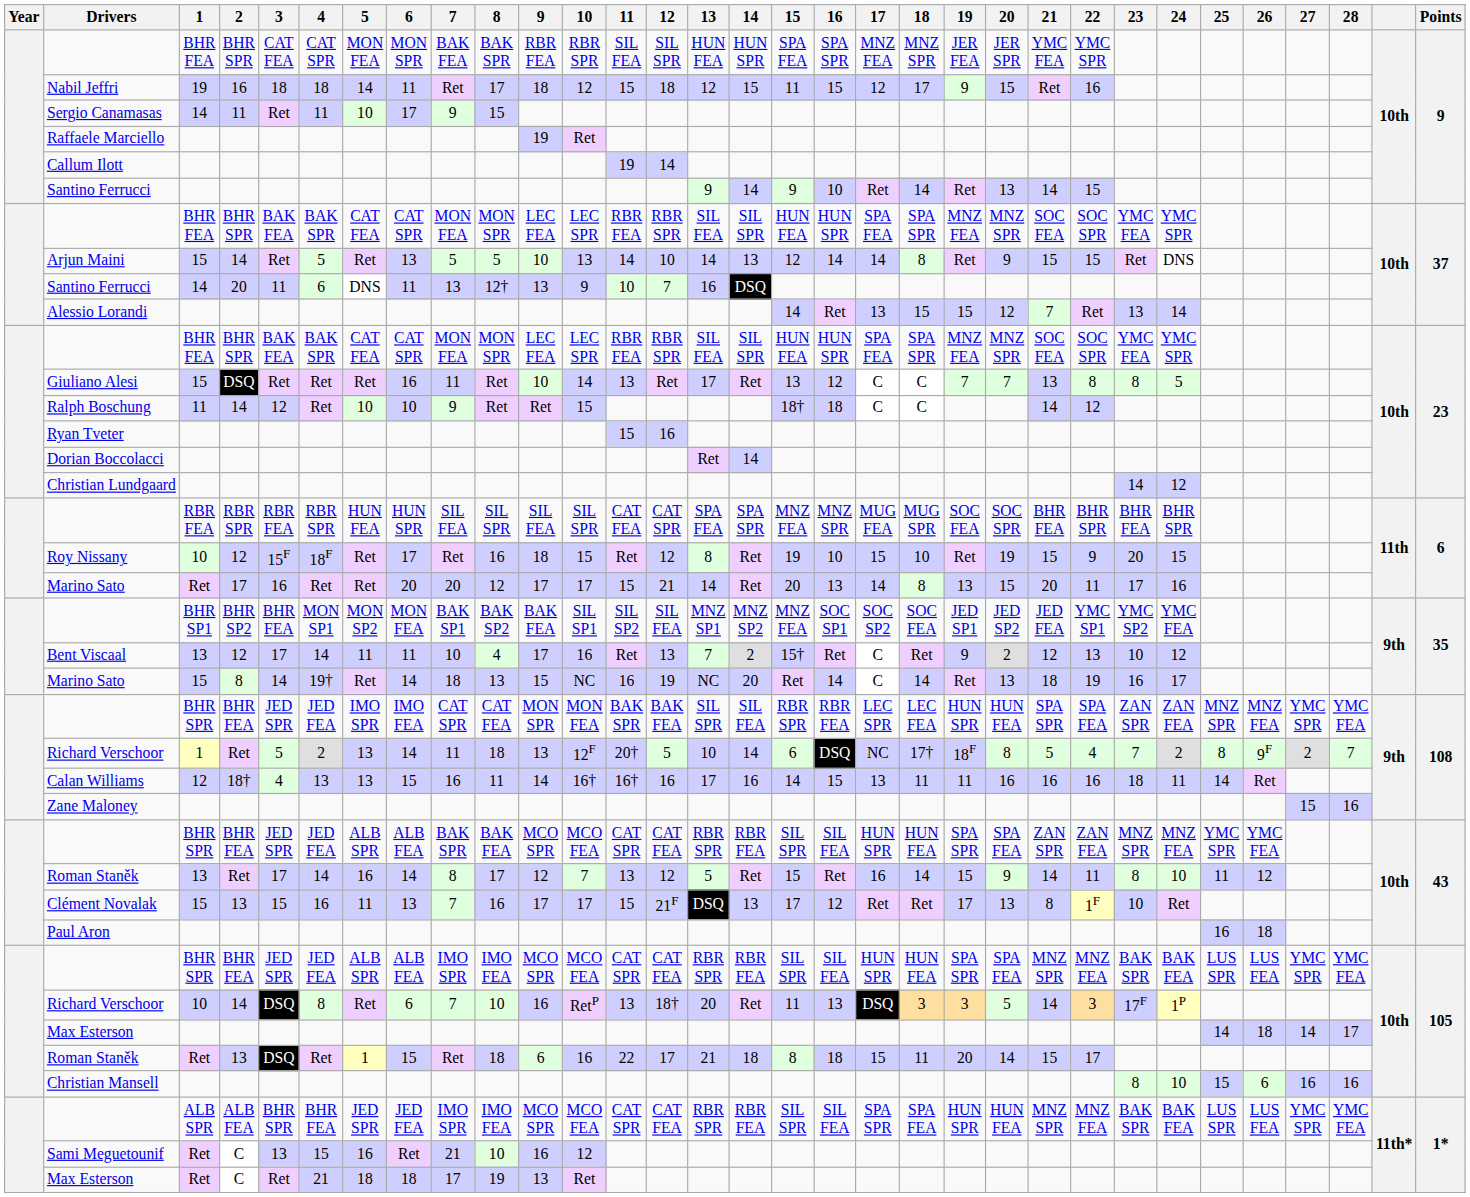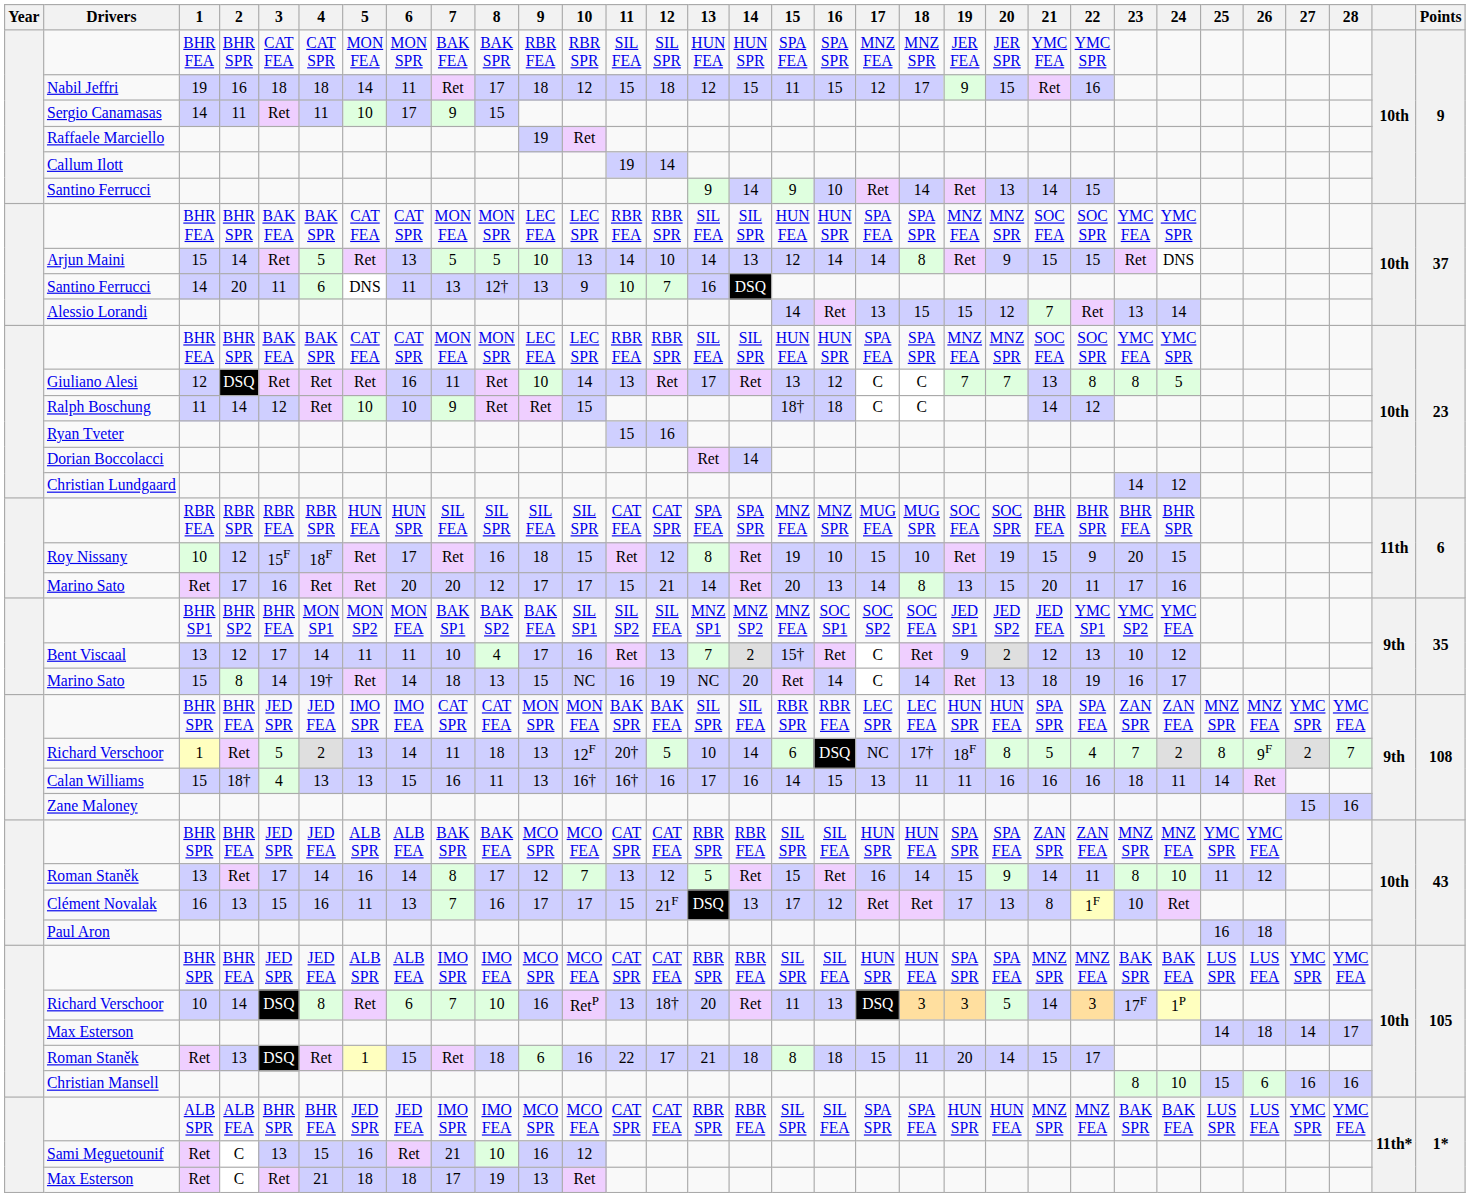(199, 381) 15 -> (199, 381) 12
(199, 780) 12 -> (199, 780) 15
(541, 780) 14 -> (541, 780) 13
(199, 904) 15 -> (199, 904) 16
